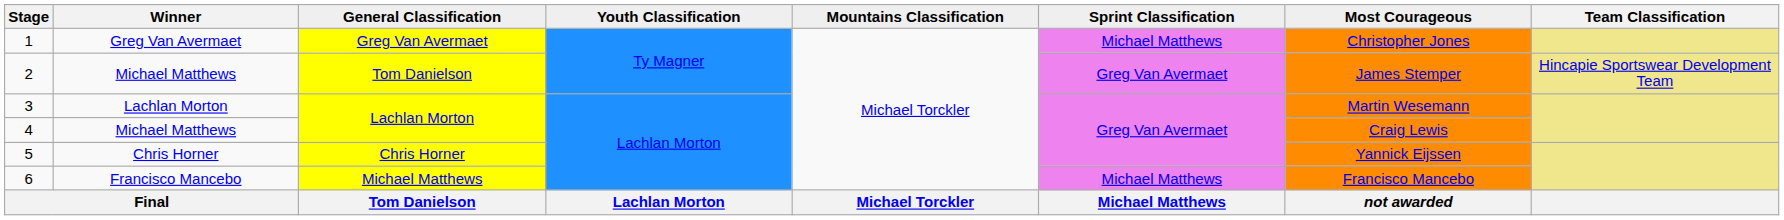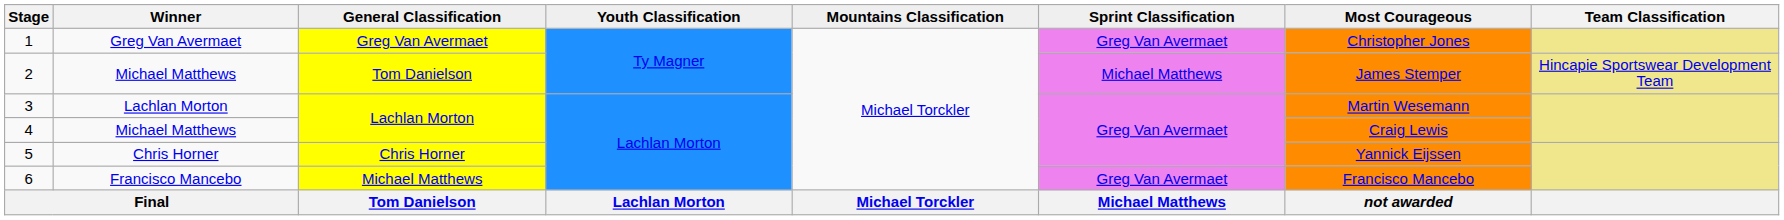(1162, 41) Michael Matthews -> (1162, 41) Greg Van Avermaet
(1162, 74) Greg Van Avermaet -> (1162, 74) Michael Matthews
(1162, 178) Michael Matthews -> (1162, 178) Greg Van Avermaet
